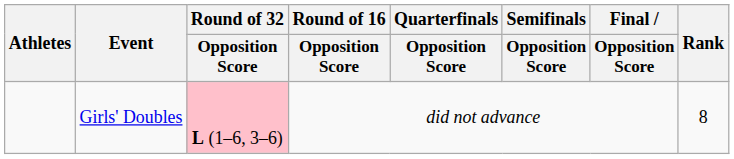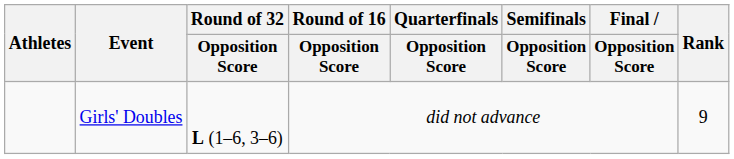(237, 138) pink background -> (237, 138) no background
(703, 117) 8 -> (703, 117) 9
